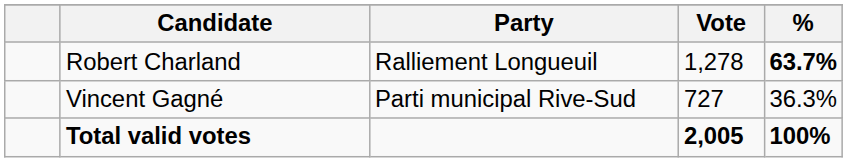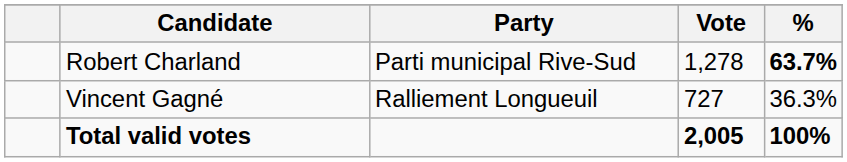(486, 61) Ralliement Longueuil -> (505, 61) Parti municipal Rive-Sud
(505, 99) Parti municipal Rive-Sud -> (486, 99) Ralliement Longueuil
